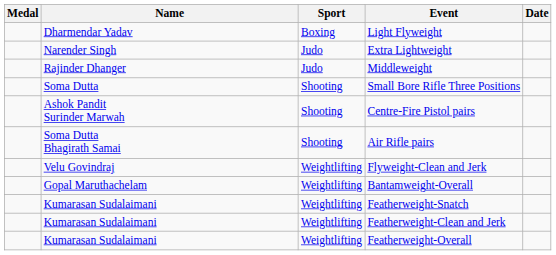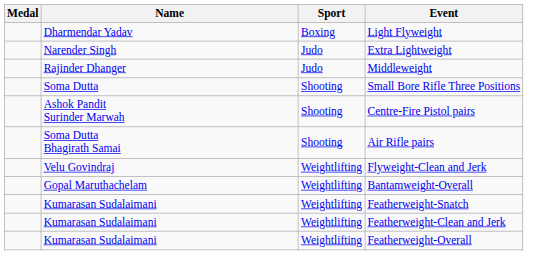- column: (537, 13)
